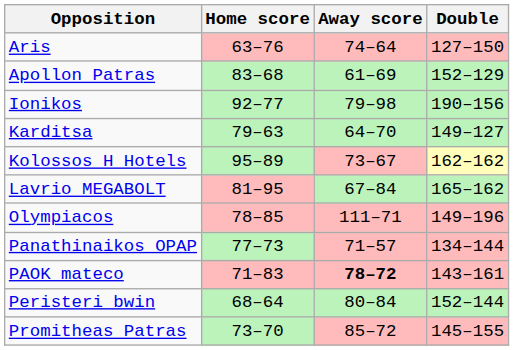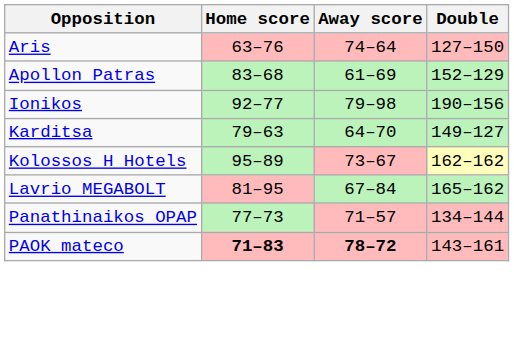- row: (61, 218)
(258, 274) normal -> (258, 246) bold
- row: (82, 303)
- row: (98, 331)
